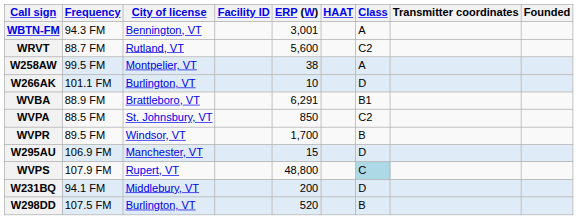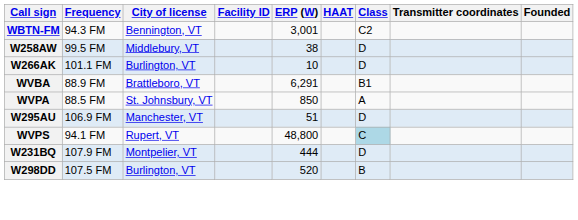(362, 30) A -> (365, 30) C2
- row: (33, 48)
(161, 65) Montpelier, VT -> (162, 48) Middlebury, VT
(362, 65) A -> (362, 48) D
(365, 118) C2 -> (362, 100) A
- row: (33, 135)
(312, 153) 15 -> (312, 118) 51
(88, 170) 107.9 FM -> (85, 135) 94.1 FM
(85, 188) 94.1 FM -> (88, 153) 107.9 FM
(162, 188) Middlebury, VT -> (161, 153) Montpelier, VT
(309, 188) 200 -> (309, 153) 444
